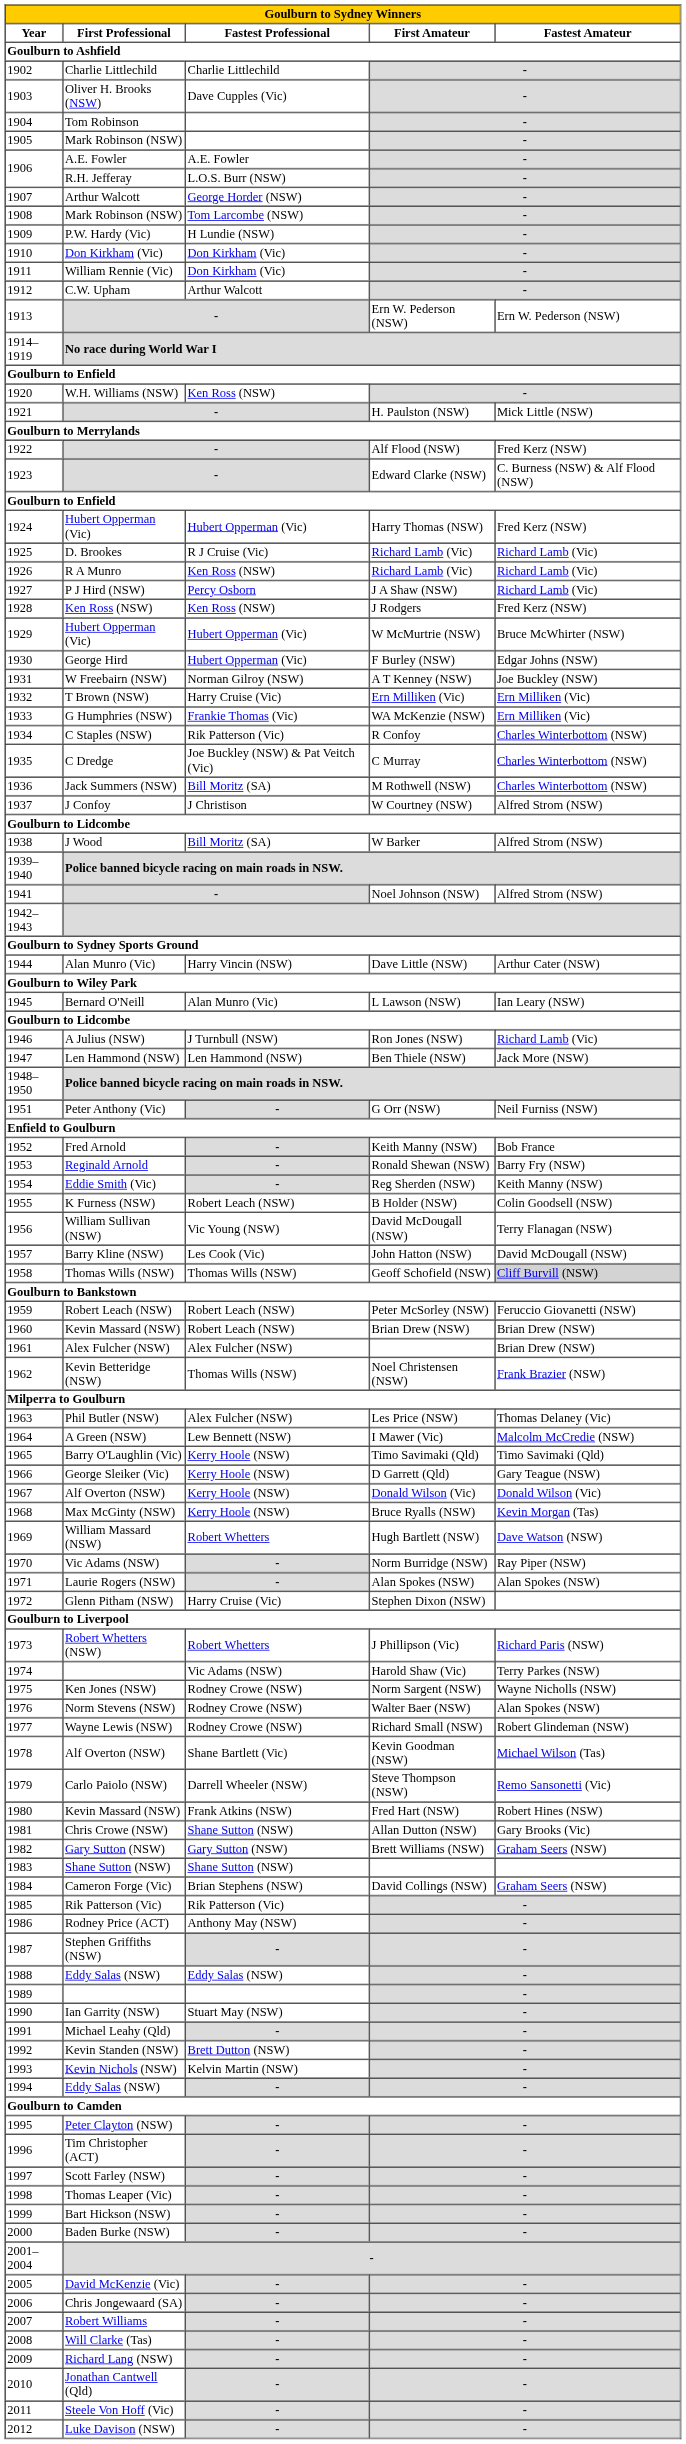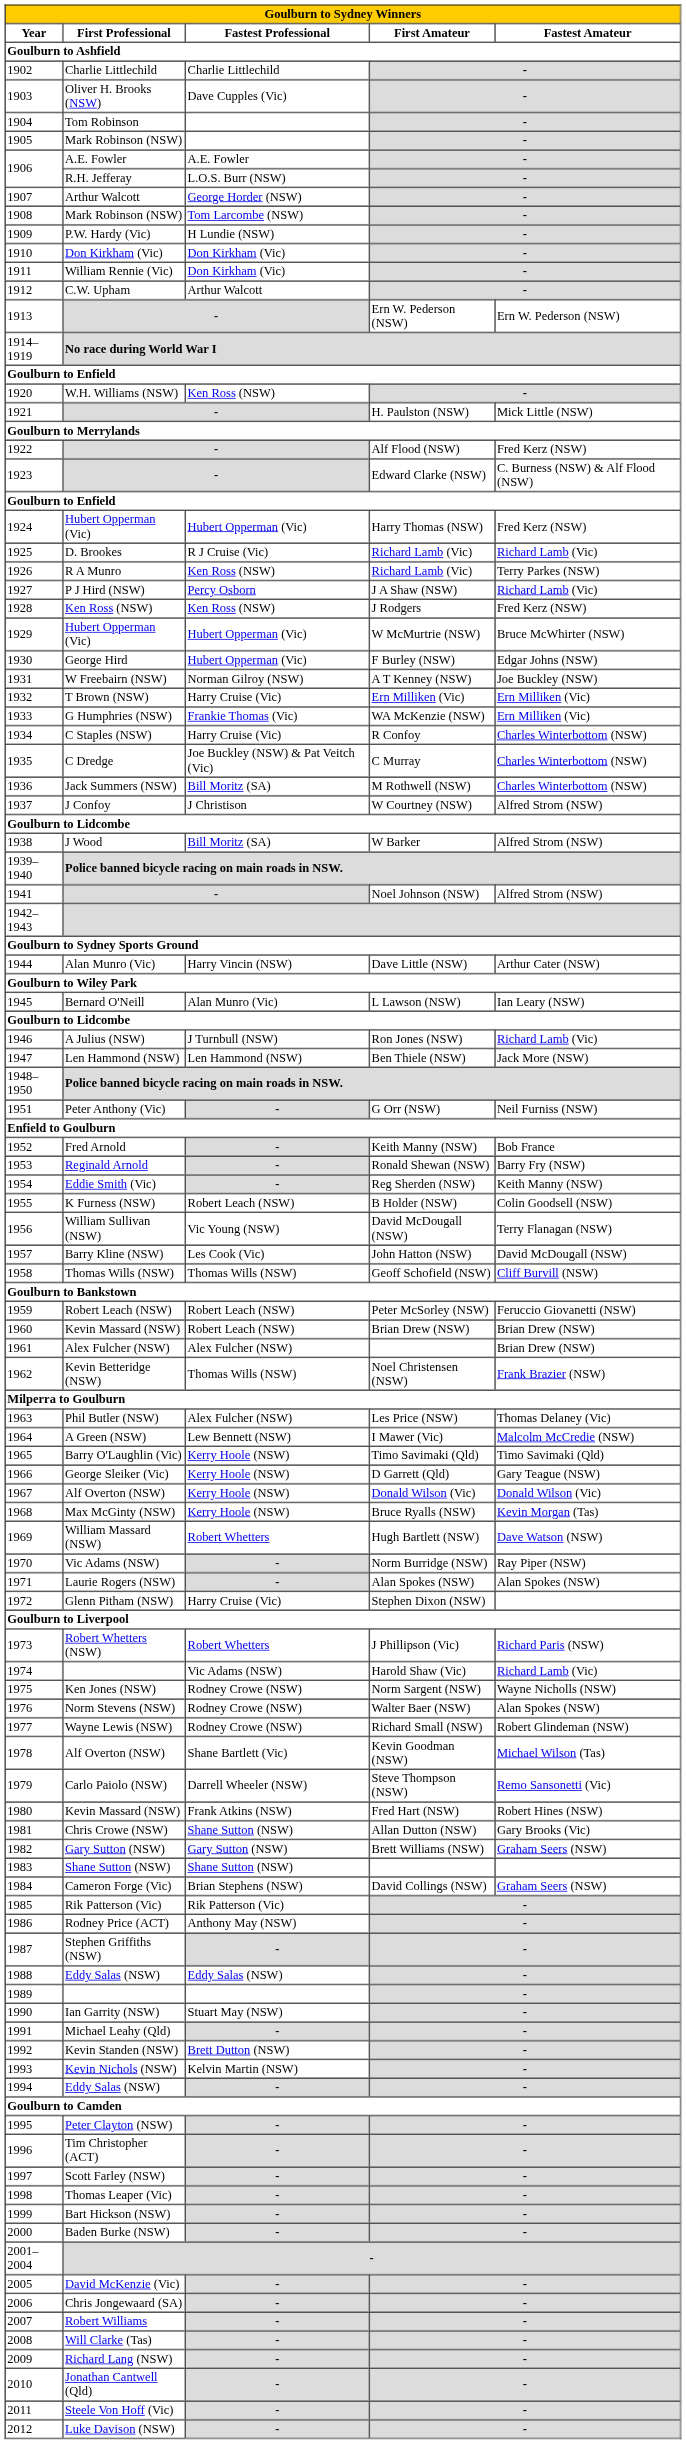(547, 571) Richard Lamb (Vic) -> (548, 571) Terry Parkes (NSW)
(236, 734) Rik Patterson (Vic) -> (234, 734) Harry Cruise (Vic)
(547, 1273) lightgrey background -> (547, 1273) no background
(548, 1670) Terry Parkes (NSW) -> (547, 1670) Richard Lamb (Vic)
